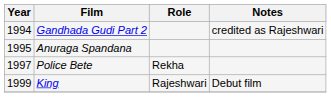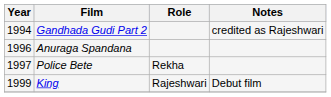(19, 48) 1995 -> (19, 48) 1996
